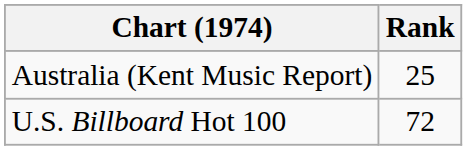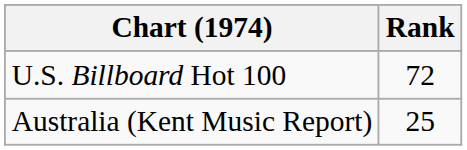rows swapped: (192, 74) <-> (149, 121)
